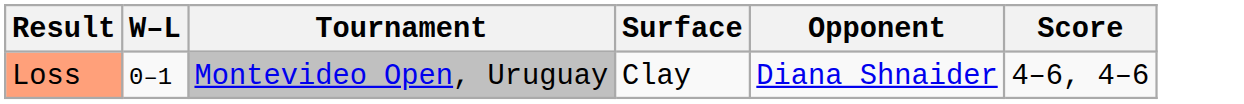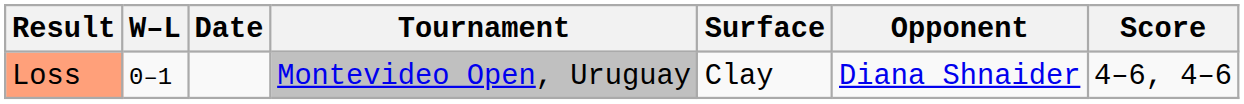+ column: (229, 29)
